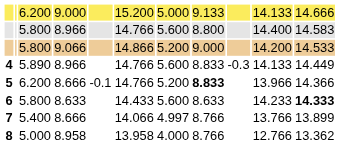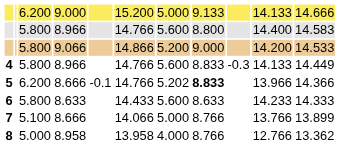(35, 65) 5.890 -> (35, 65) 5.800
(173, 83) 5.200 -> (173, 83) 5.202
(315, 100) bold -> (315, 100) normal
(35, 118) 5.400 -> (35, 118) 5.100
(173, 118) 4.997 -> (173, 118) 5.000
